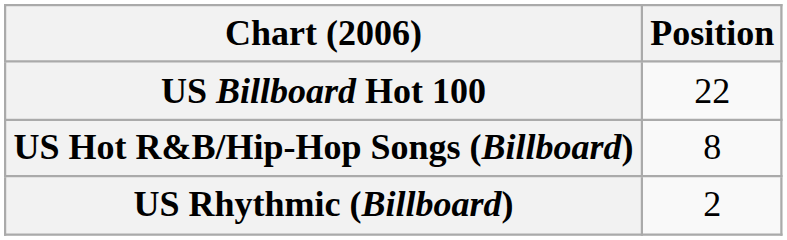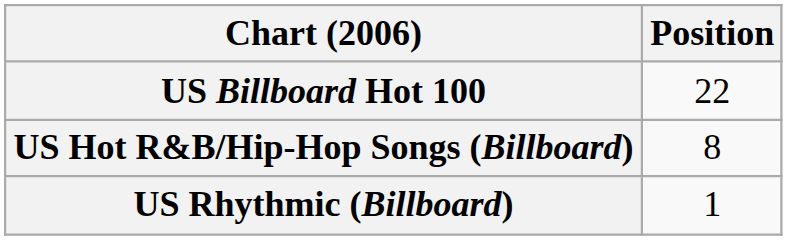(712, 204) 2 -> (712, 204) 1
